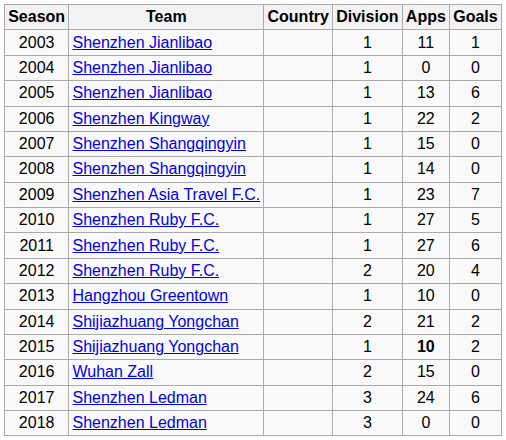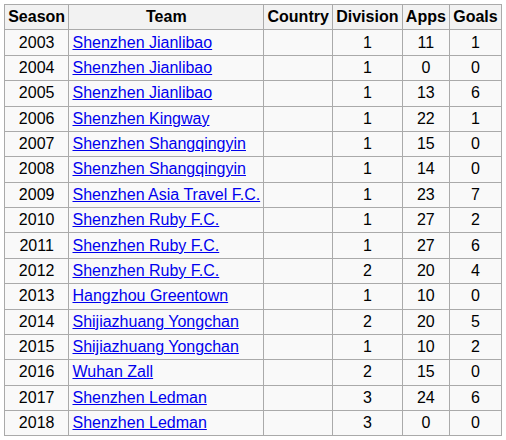(475, 118) 2 -> (475, 118) 1
(475, 220) 5 -> (475, 220) 2
(426, 321) 21 -> (426, 321) 20
(475, 321) 2 -> (475, 321) 5
(426, 347) bold -> (426, 347) normal
